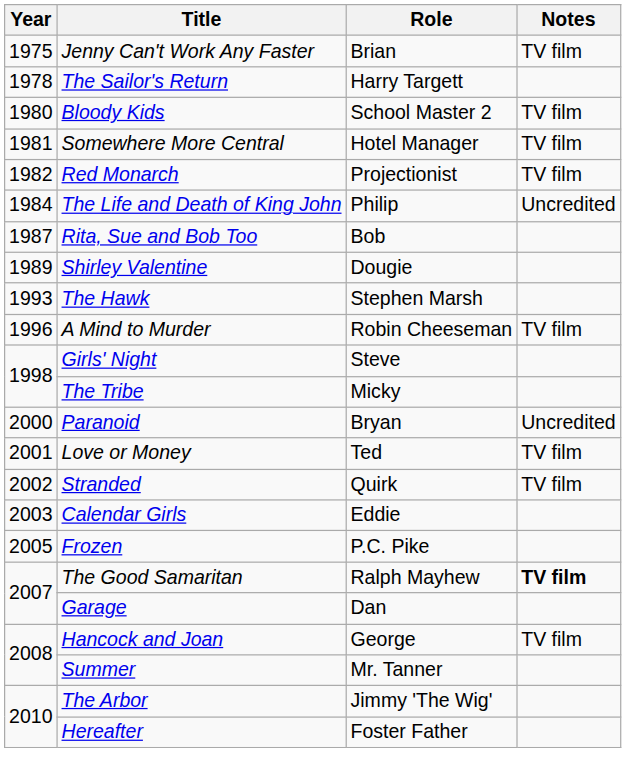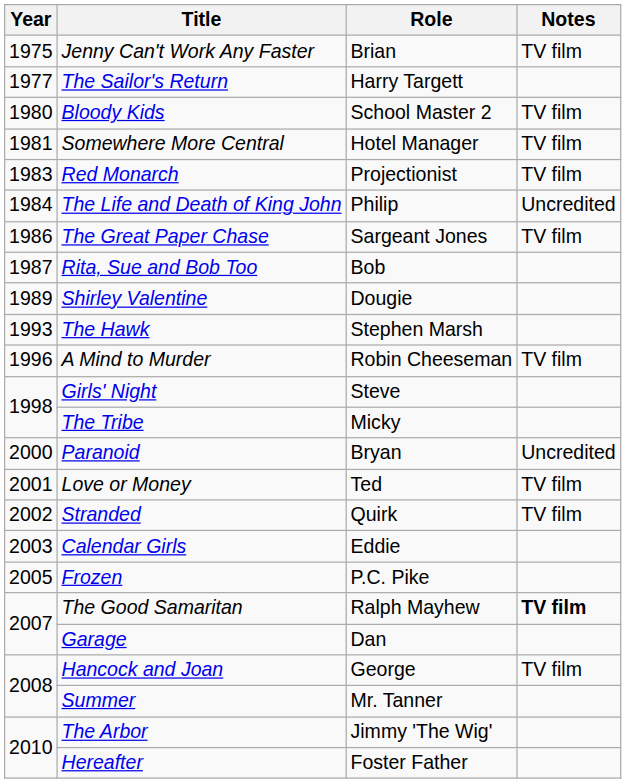(31, 81) 1978 -> (31, 81) 1977
(31, 174) 1982 -> (31, 174) 1983
+ row: (165, 236)
